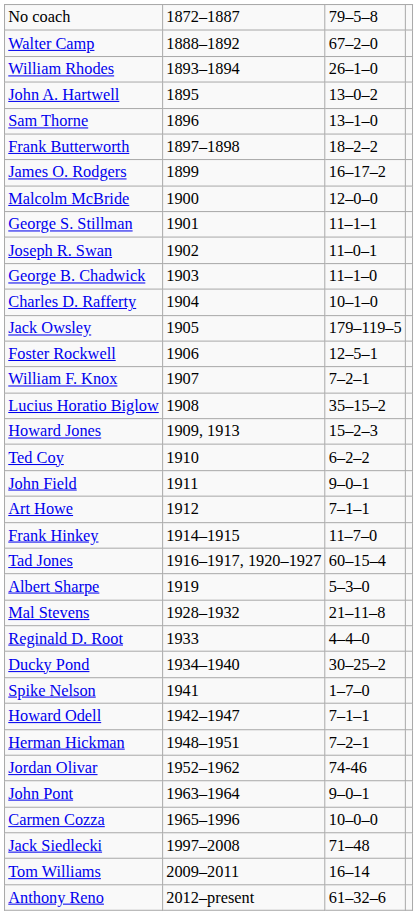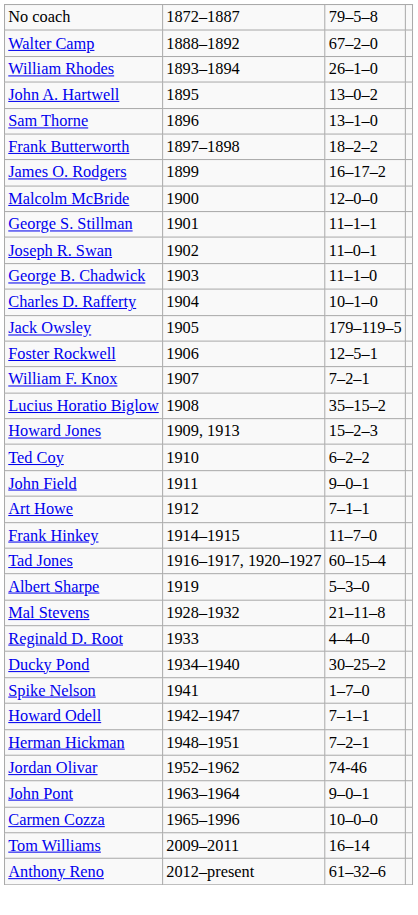- row: (55, 845)
